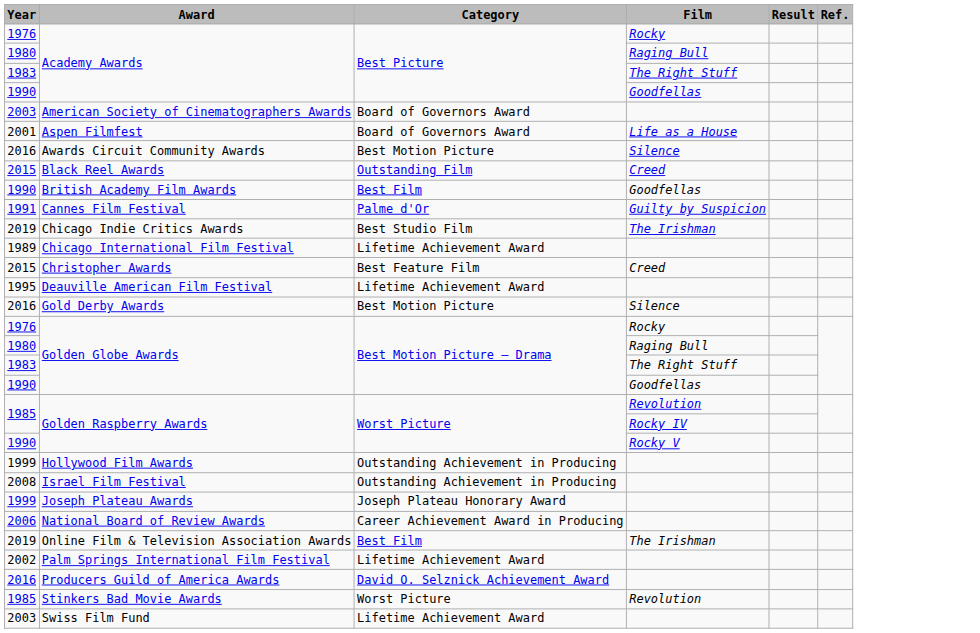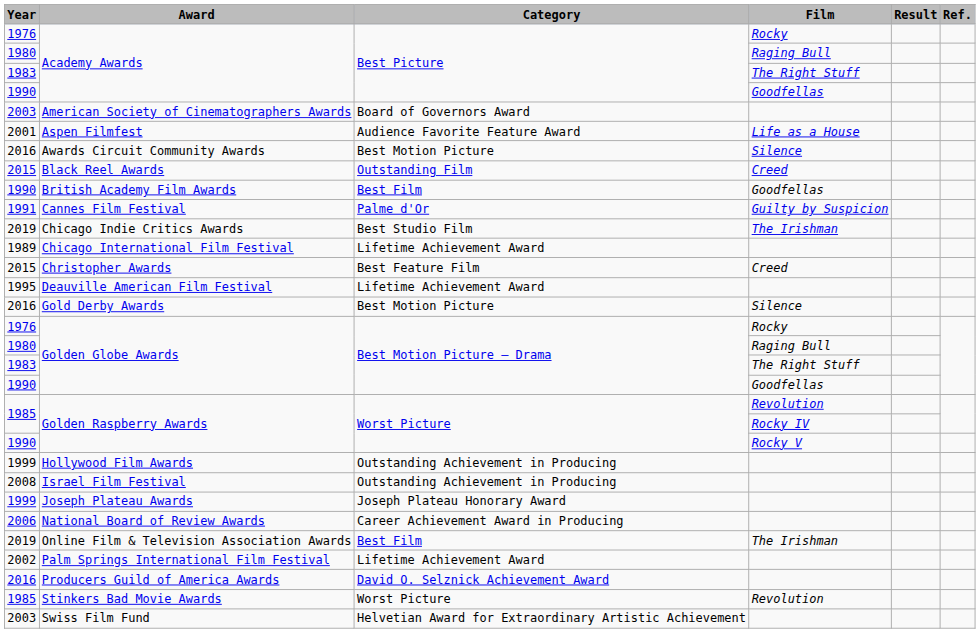(444, 131) Board of Governors Award -> (469, 131) Audience Favorite Feature Award
(451, 618) Lifetime Achievement Award -> (552, 618) Helvetian Award for Extraordinary Artistic Achievement
